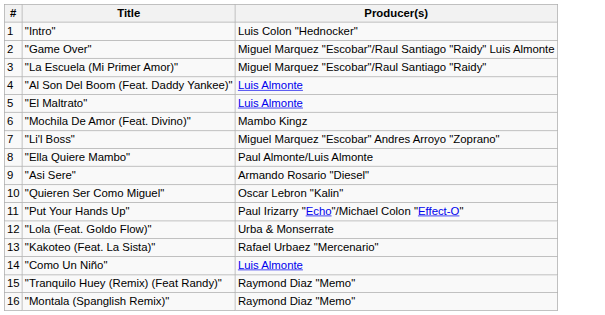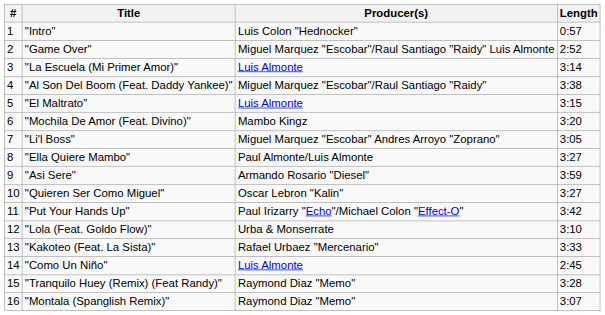+ column: (579, 13)
(362, 67) Miguel Marquez "Escobar"/Raul Santiago "Raidy" -> (270, 67) Luis Almonte
(270, 85) Luis Almonte -> (362, 85) Miguel Marquez "Escobar"/Raul Santiago "Raidy"
